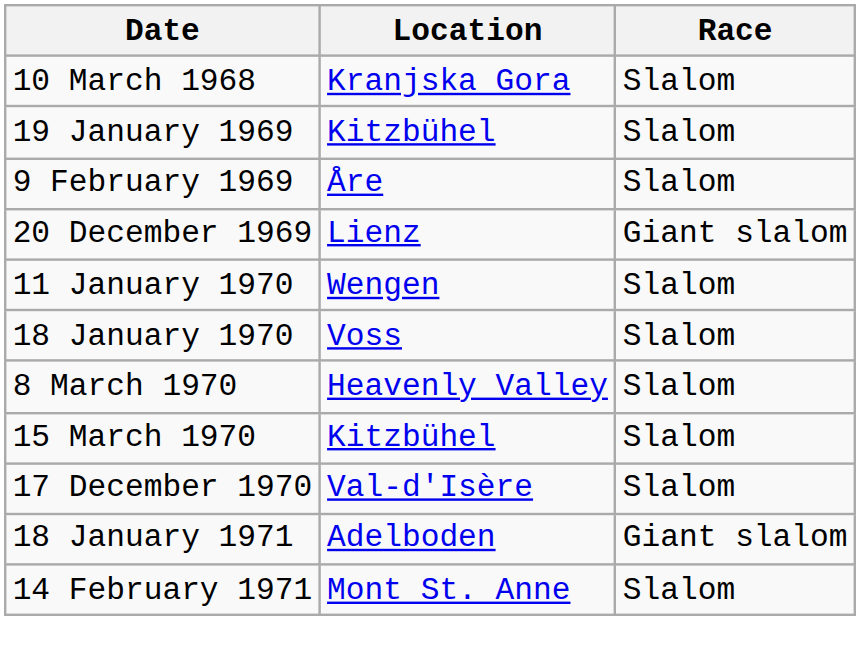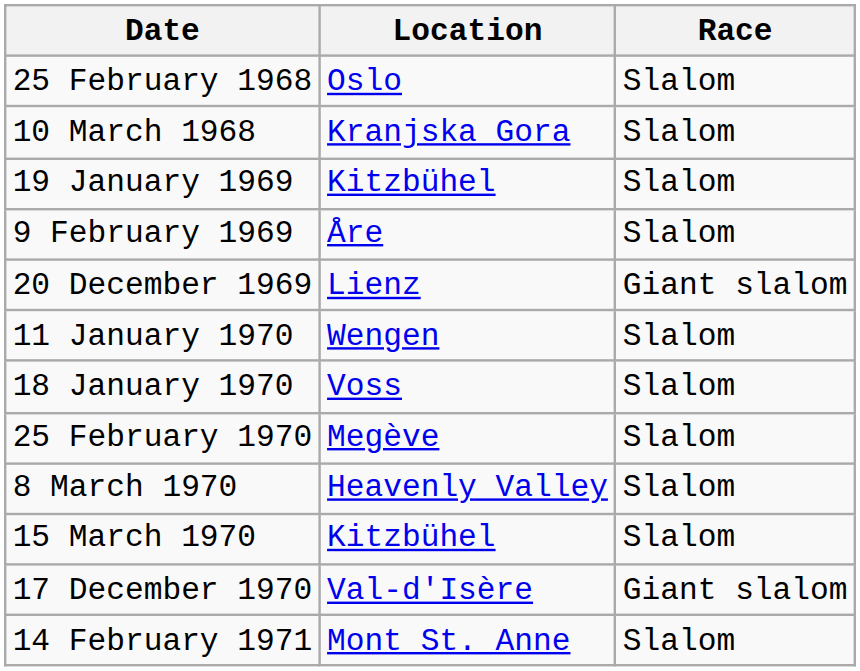+ row: (162, 81)
+ row: (162, 437)
(679, 488) Slalom -> (735, 590) Giant slalom
- row: (153, 539)
